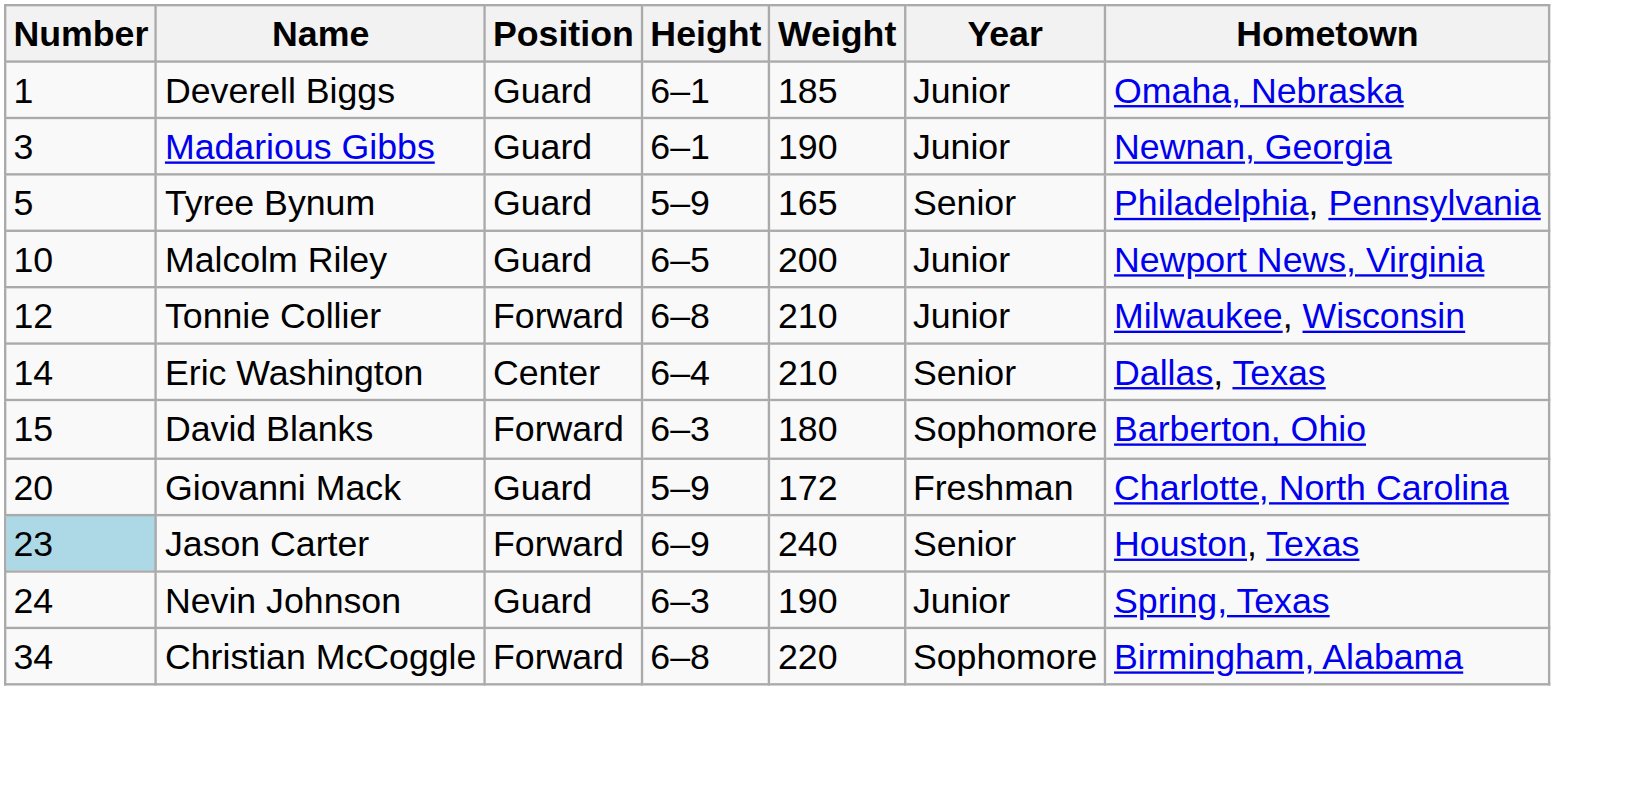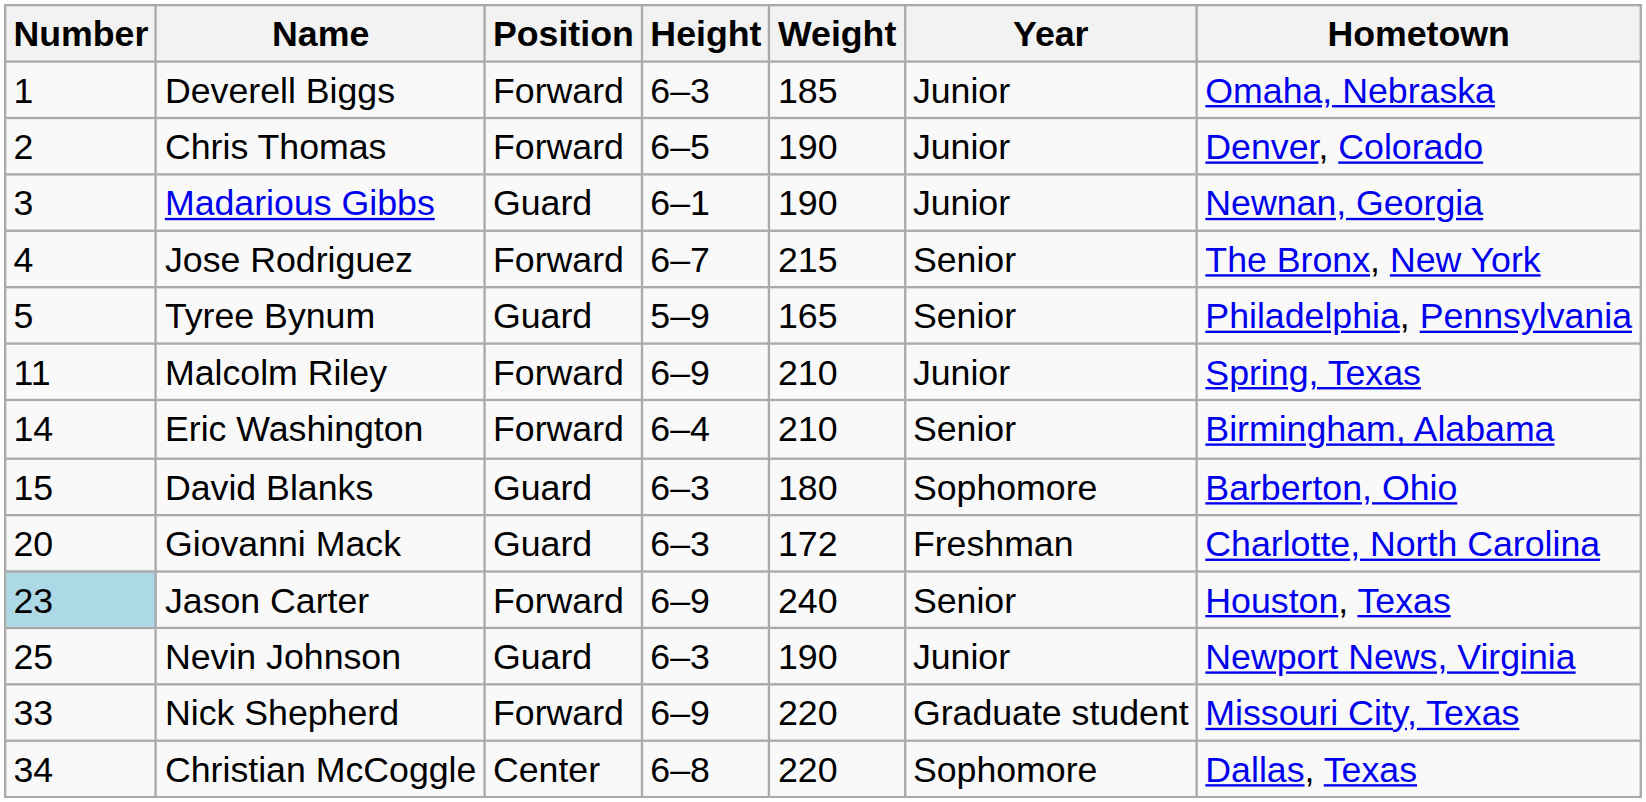(543, 90) Guard -> (558, 90) Forward
(680, 90) 6–1 -> (680, 90) 6–3
+ row: (276, 147)
+ row: (289, 260)
(33, 260) 10 -> (32, 373) 11
(543, 260) Guard -> (558, 373) Forward
(680, 260) 6–5 -> (680, 373) 6–9
(808, 260) 200 -> (808, 373) 210
(1299, 260) Newport News, Virginia -> (1313, 373) Spring, Texas
- row: (273, 316)
(547, 373) Center -> (558, 429) Forward
(1220, 373) Dallas, Texas -> (1380, 429) Birmingham, Alabama
(558, 429) Forward -> (543, 486) Guard
(680, 486) 5–9 -> (680, 543) 6–3
(33, 599) 24 -> (33, 656) 25
(1222, 599) Spring, Texas -> (1390, 656) Newport News, Virginia
+ row: (282, 712)
(558, 656) Forward -> (547, 769) Center
(1289, 656) Birmingham, Alabama -> (1311, 769) Dallas, Texas
